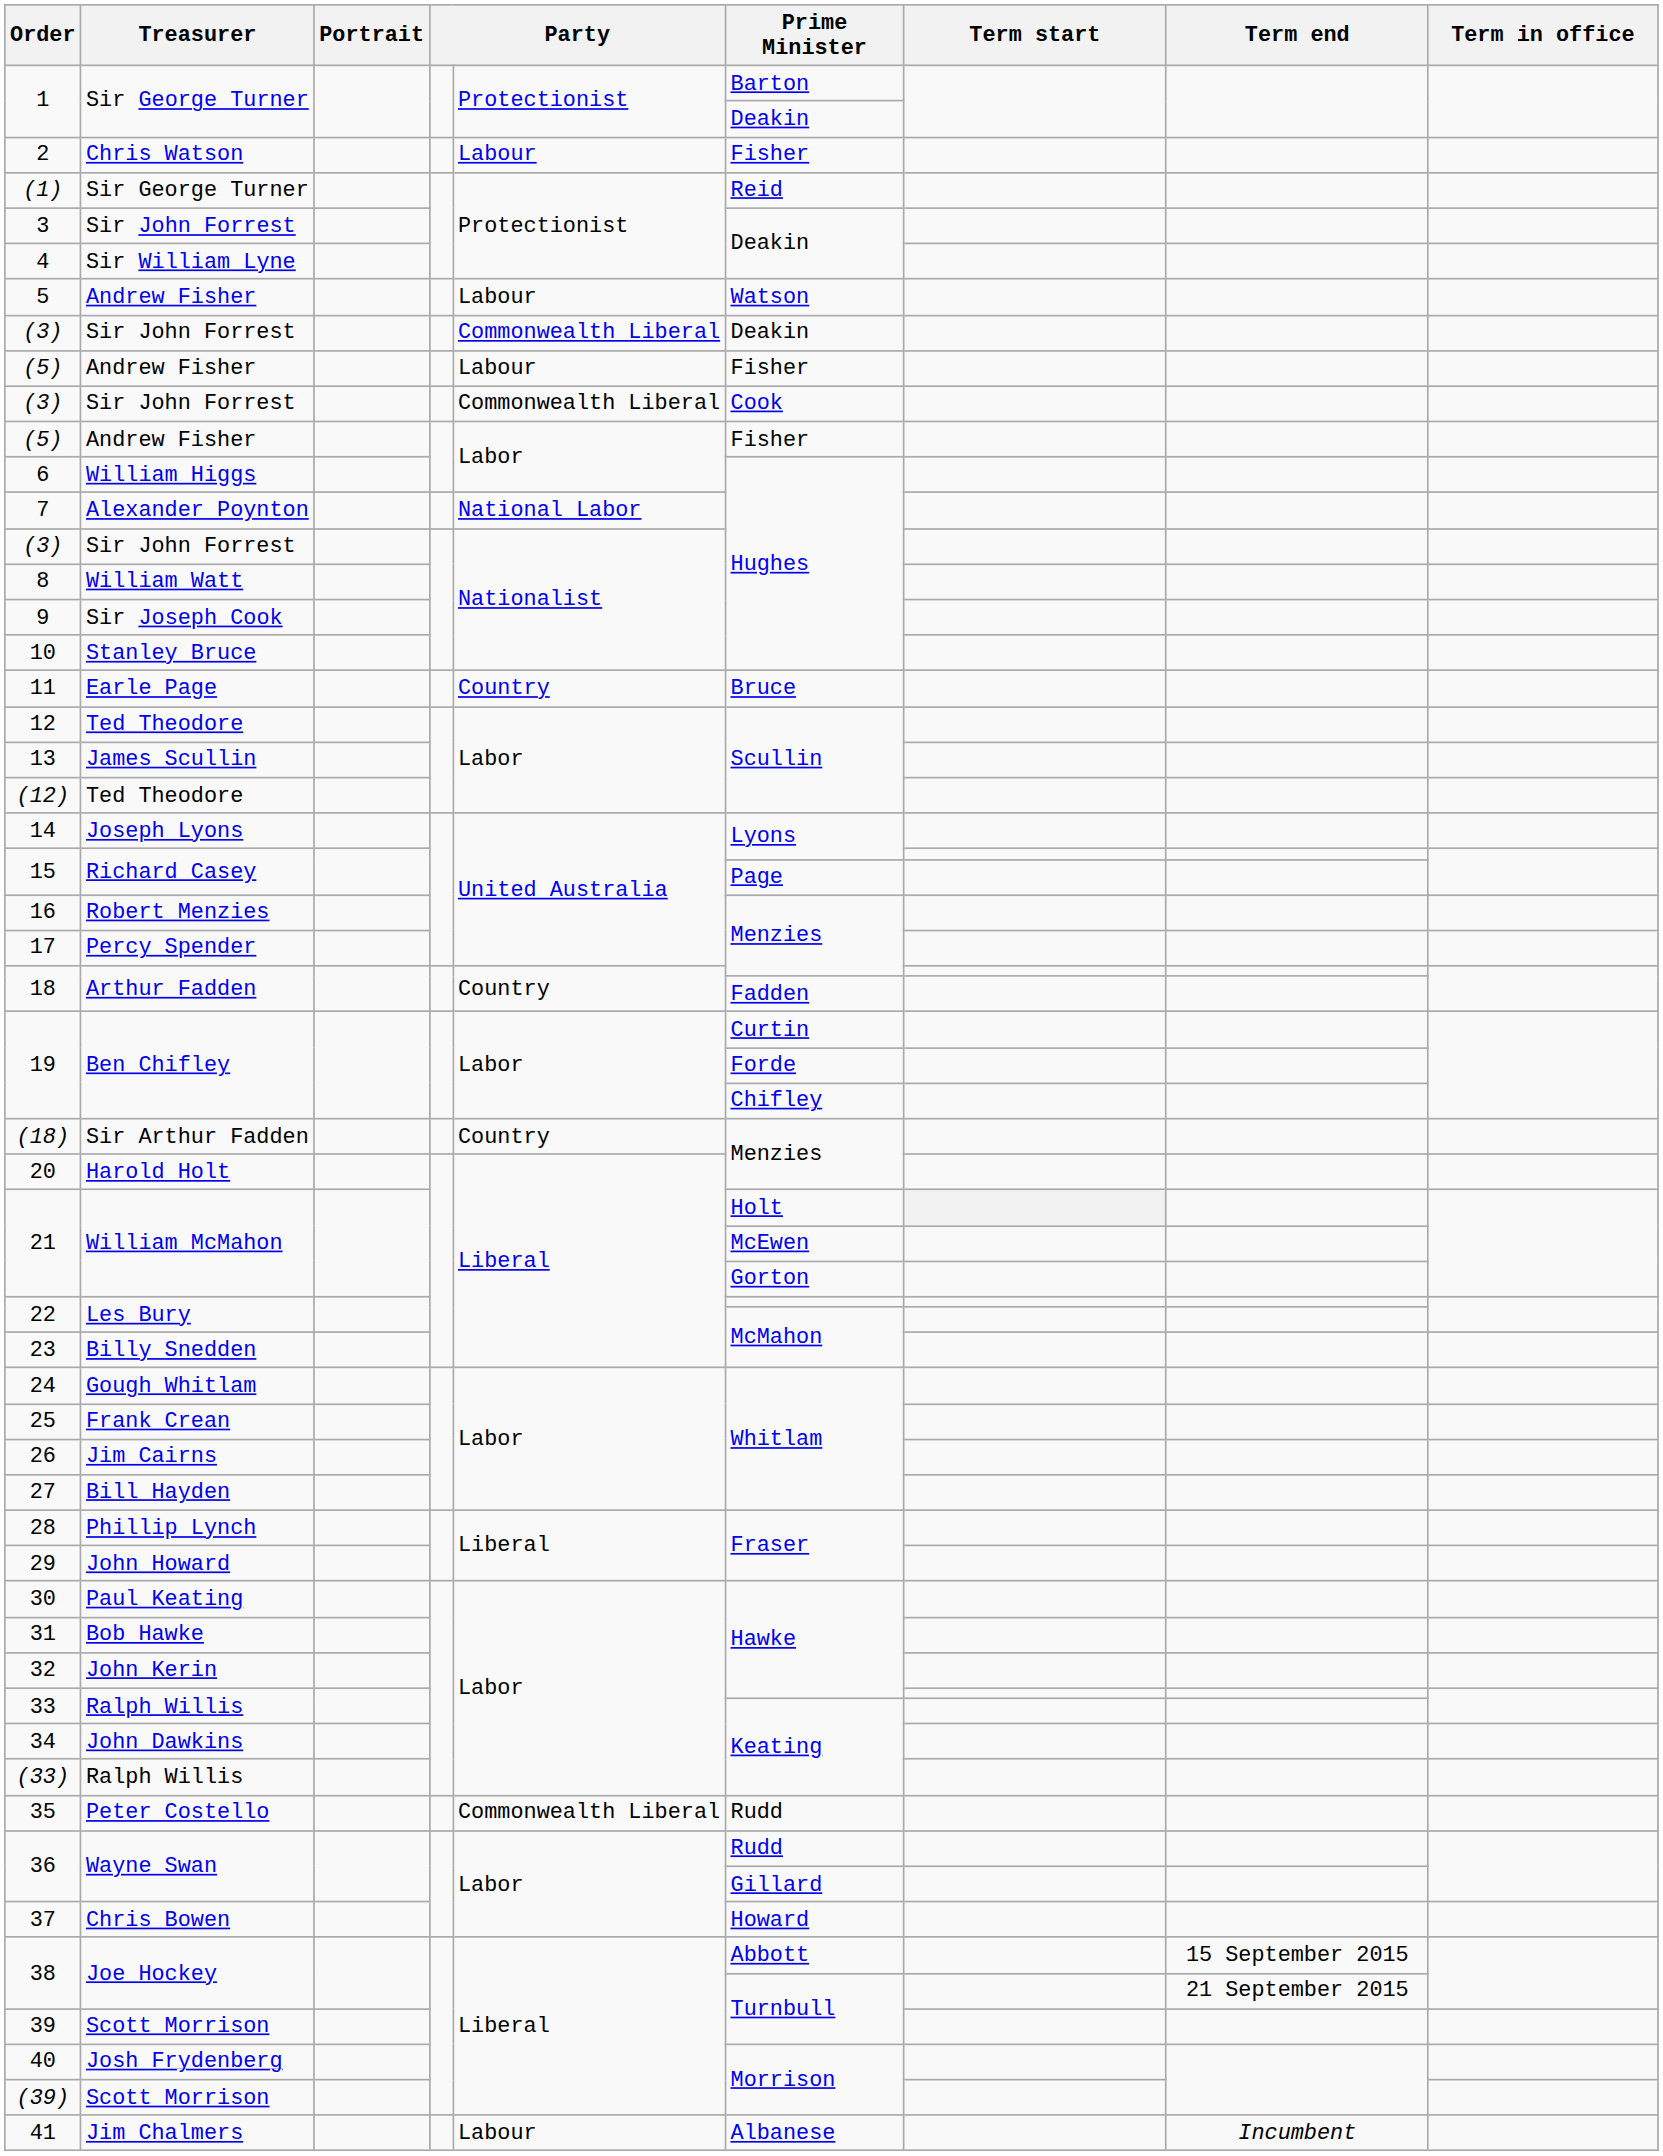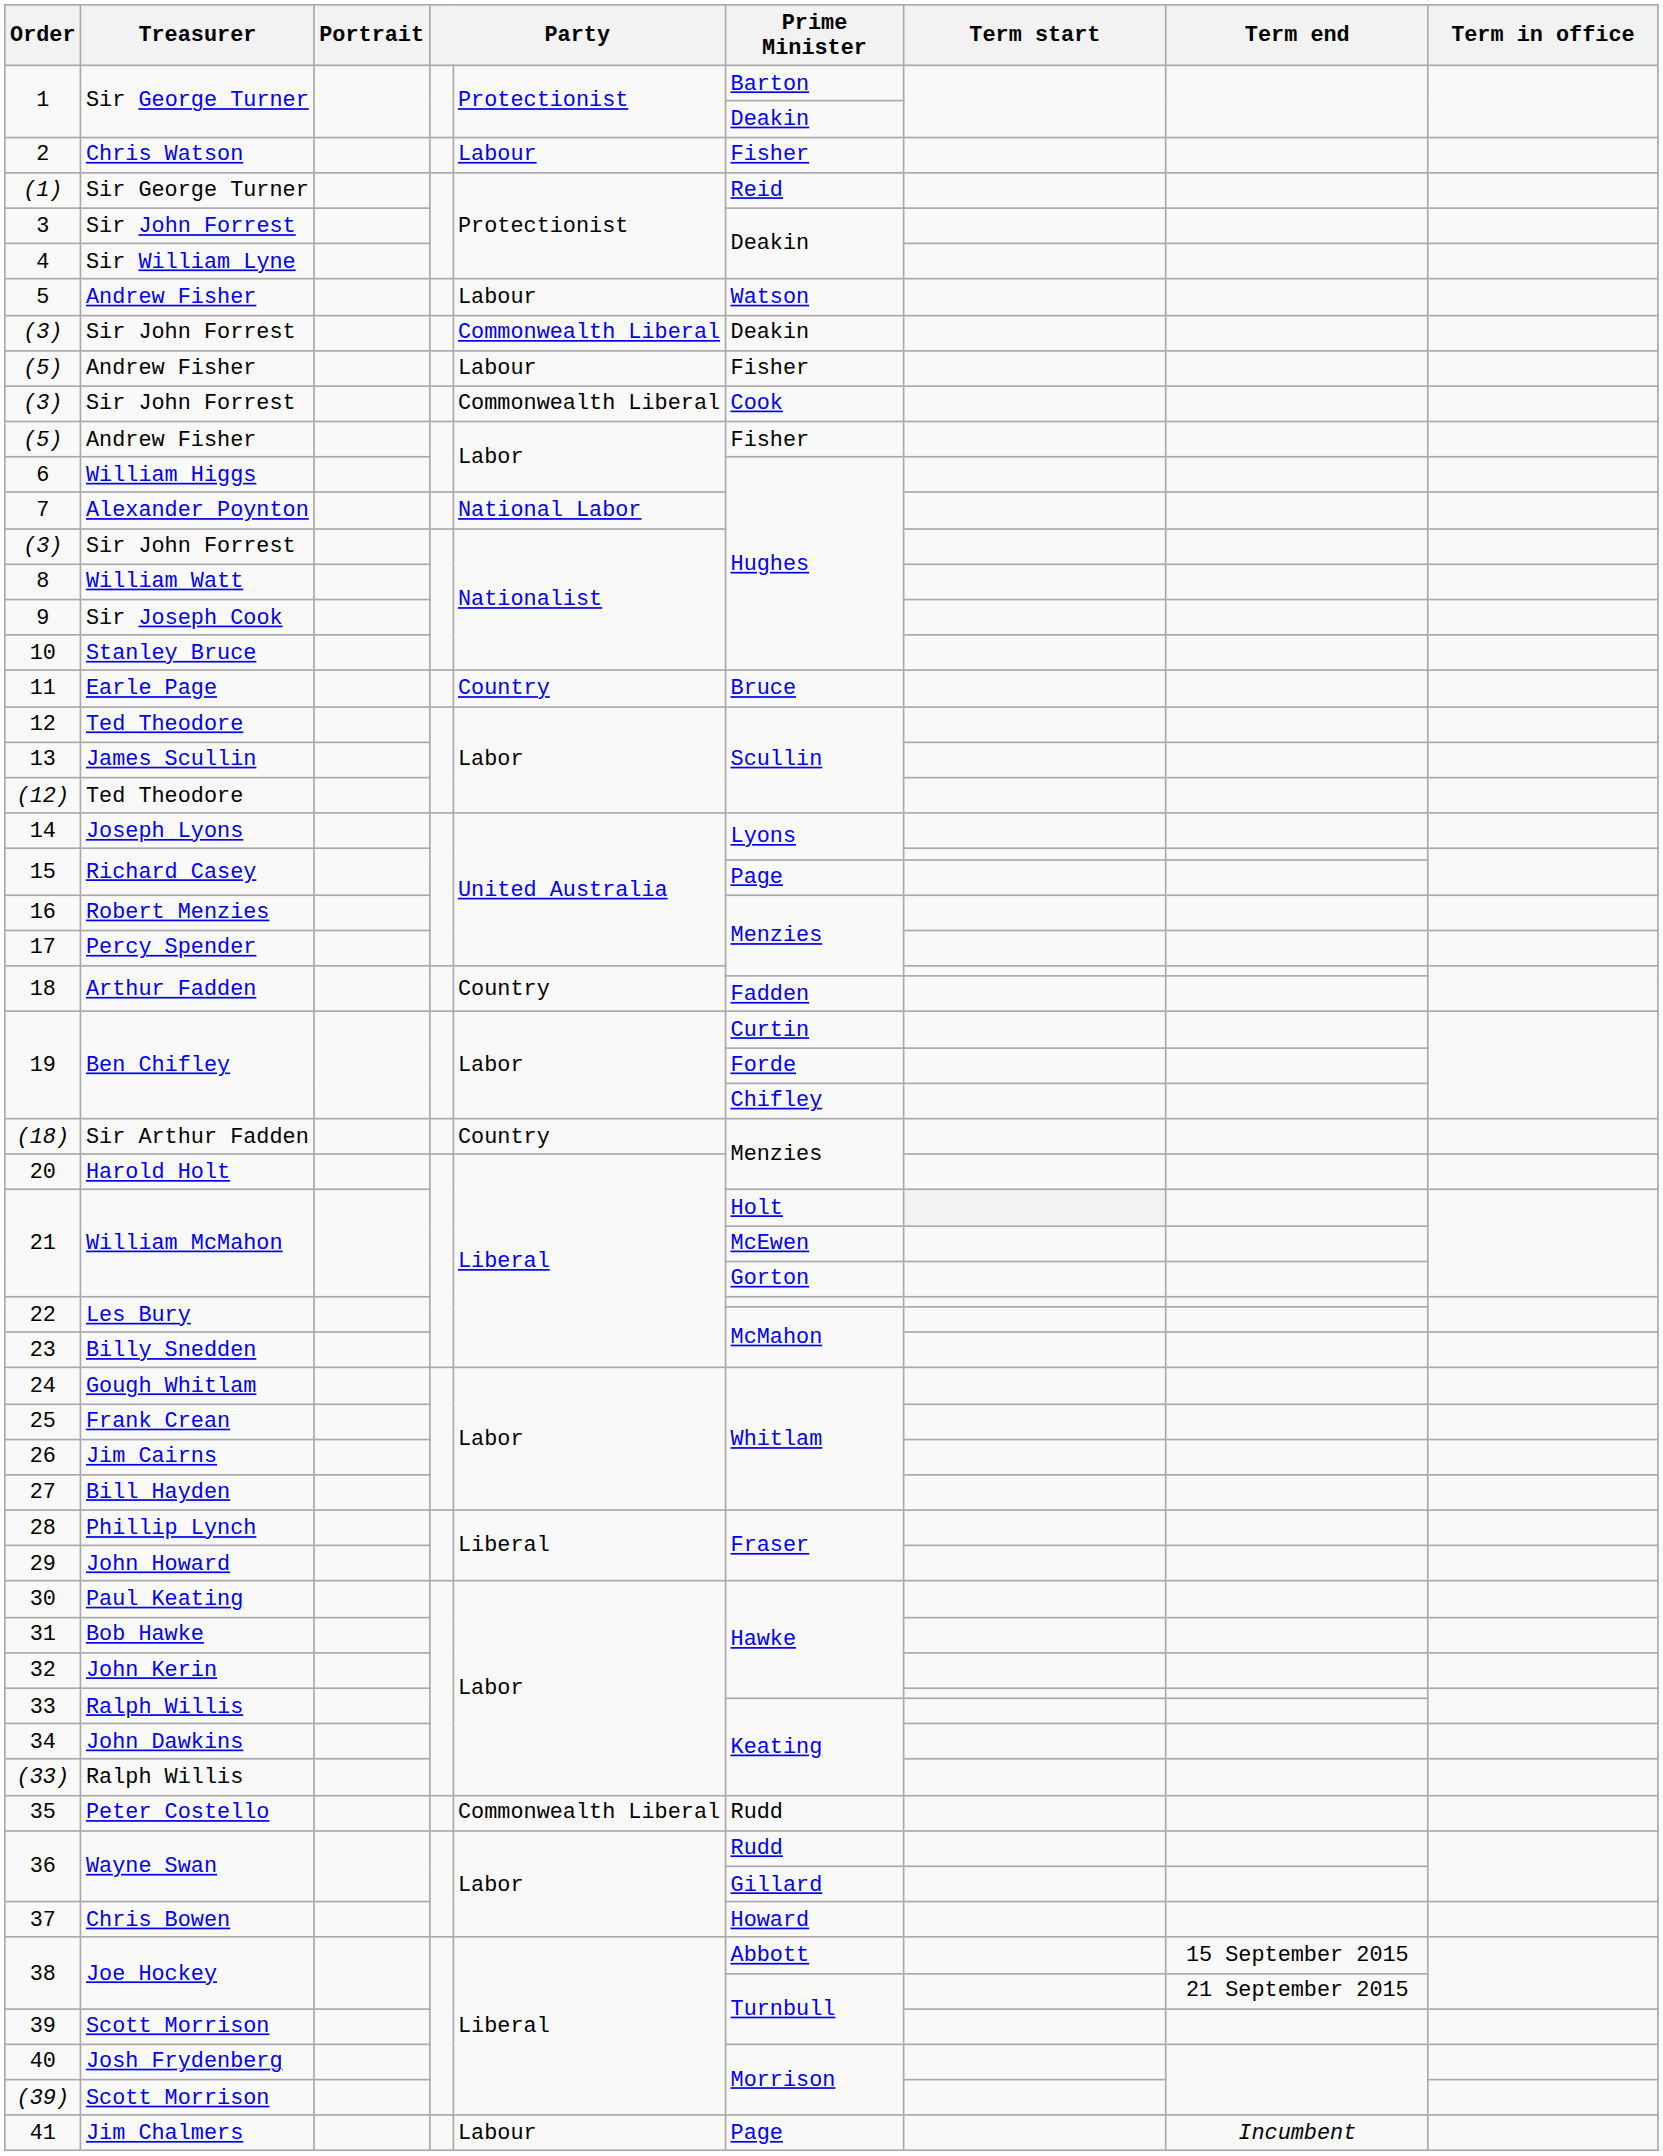(783, 2133) Albanese -> (757, 2133) Page
